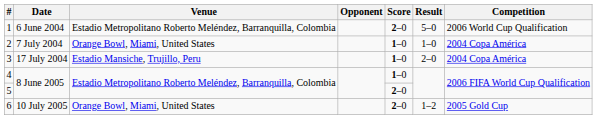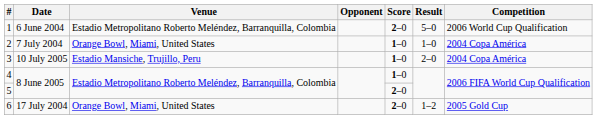(42, 59) 17 July 2004 -> (42, 59) 10 July 2005
(42, 106) 10 July 2005 -> (42, 106) 17 July 2004
